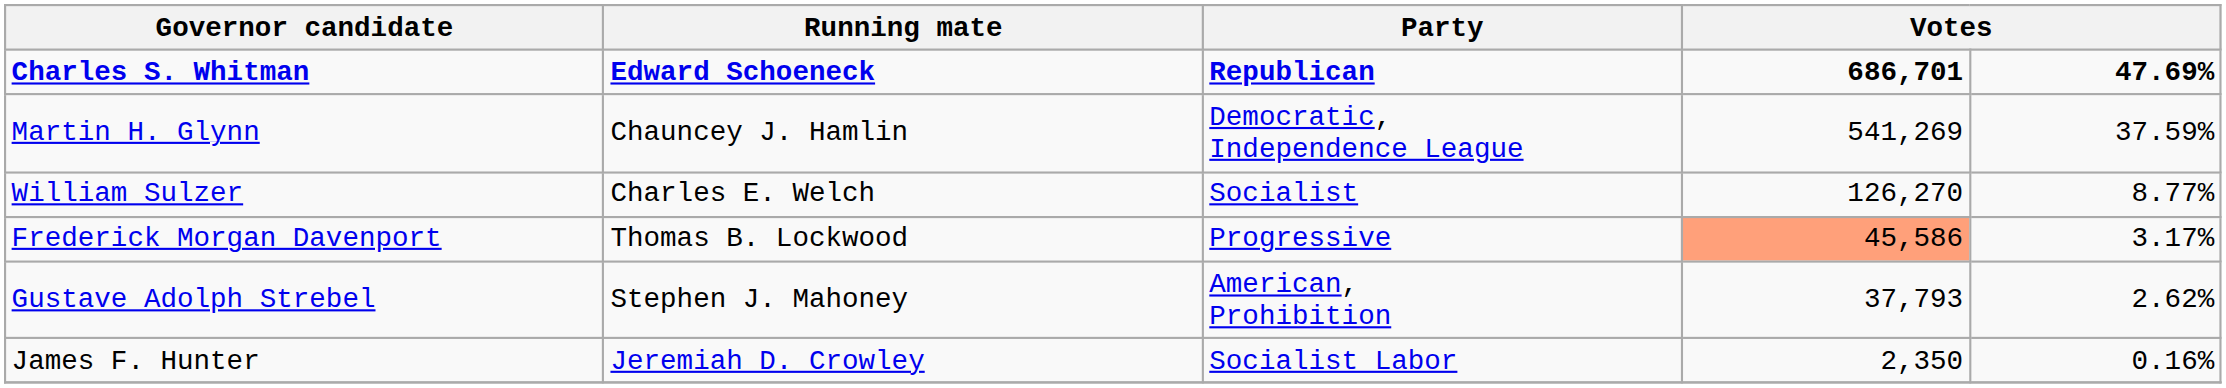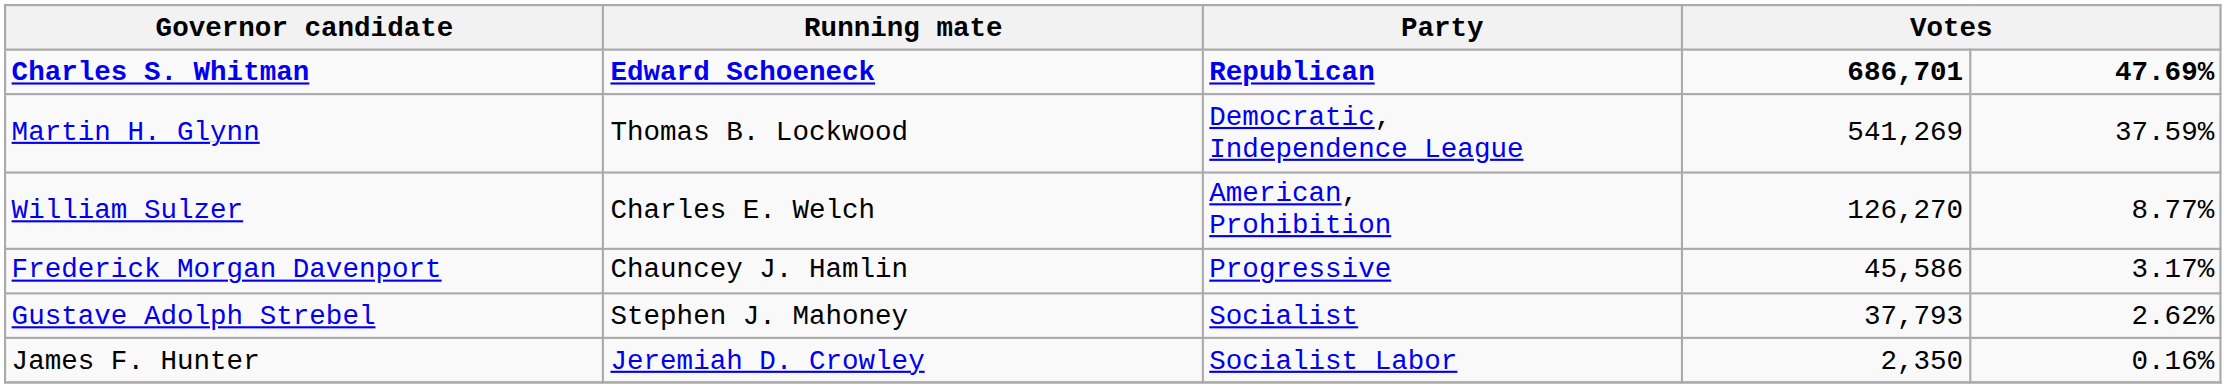(759, 133) Chauncey J. Hamlin -> (759, 133) Thomas B. Lockwood
(1284, 194) Socialist -> (1300, 210) American, Prohibition
(759, 239) Thomas B. Lockwood -> (759, 271) Chauncey J. Hamlin
(1914, 239) lightsalmon background -> (1914, 271) no background
(1300, 300) American, Prohibition -> (1284, 316) Socialist
